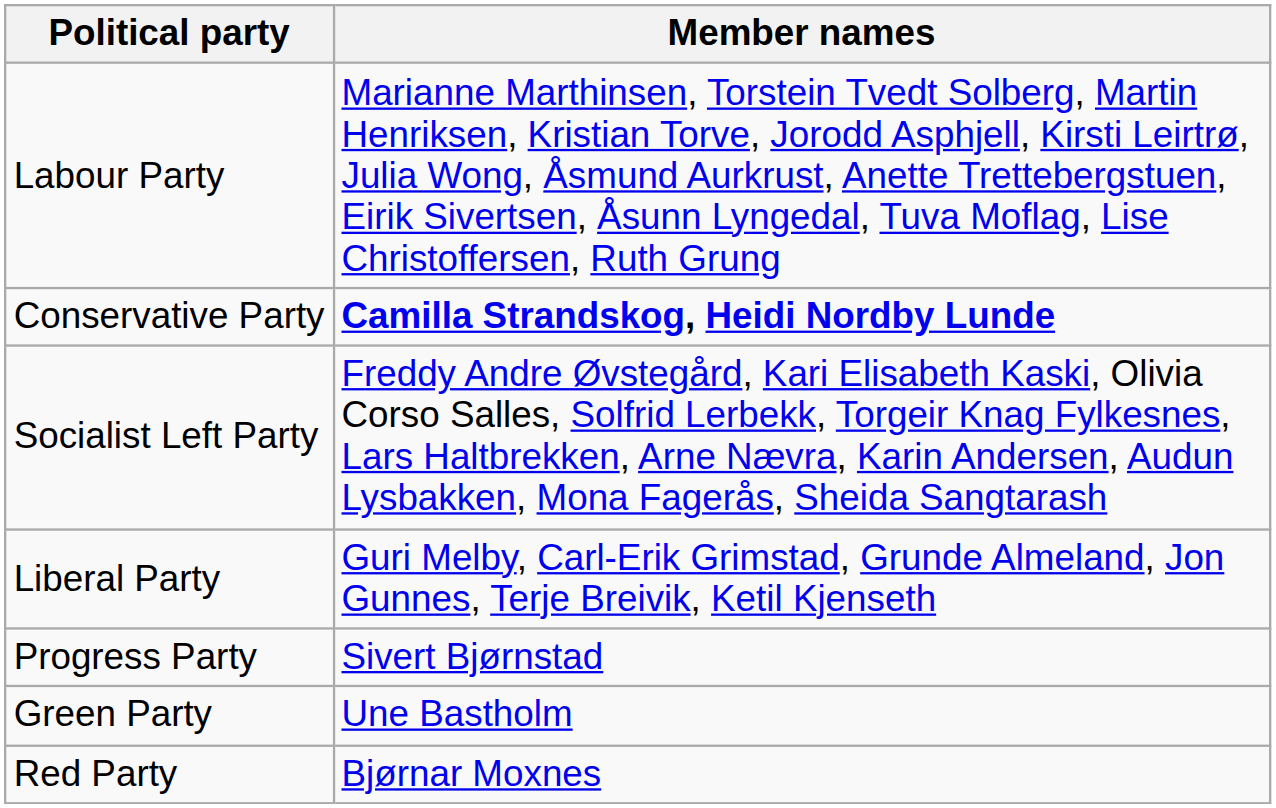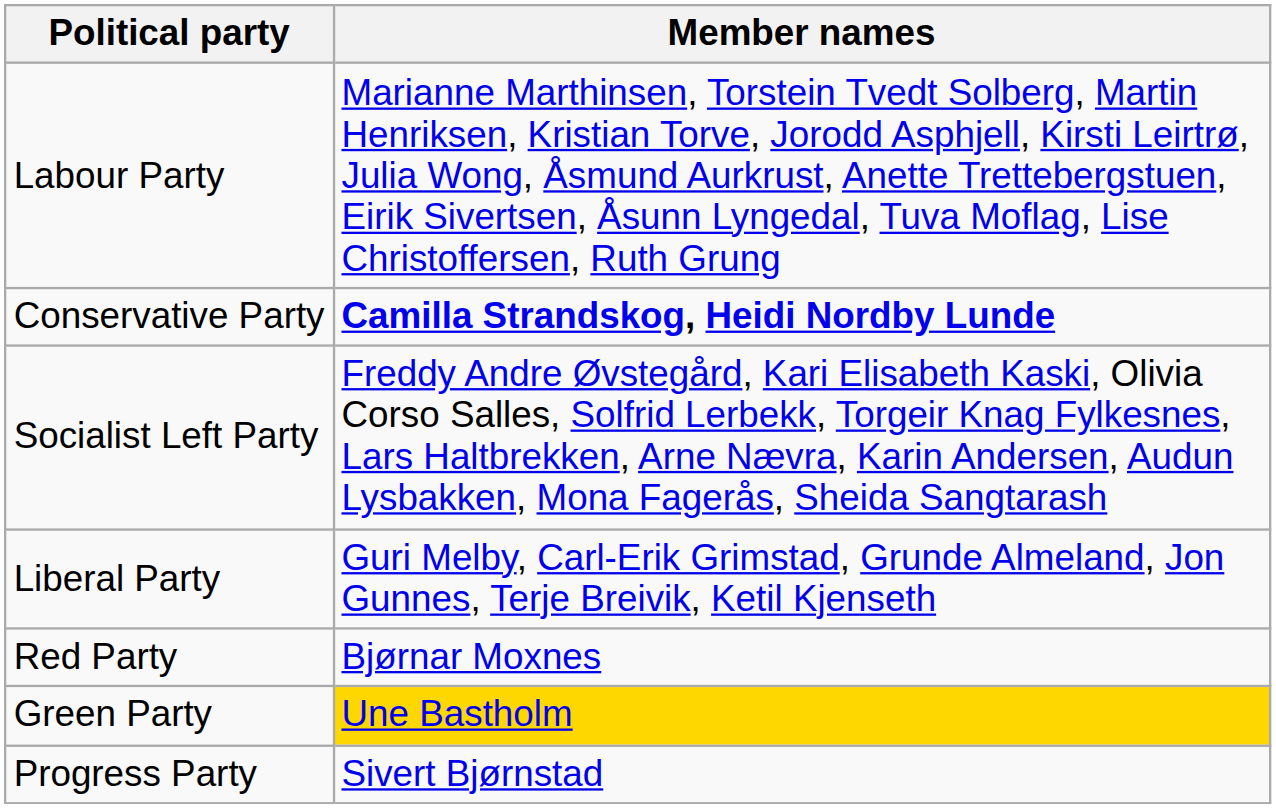rows swapped: (135, 656) <-> (95, 773)
(457, 715) no background -> (457, 715) gold background
